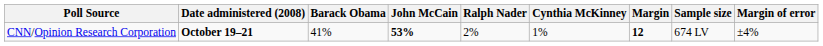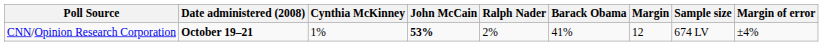columns swapped: (348, 13) <-> (579, 13)
(638, 31) bold -> (638, 31) normal
